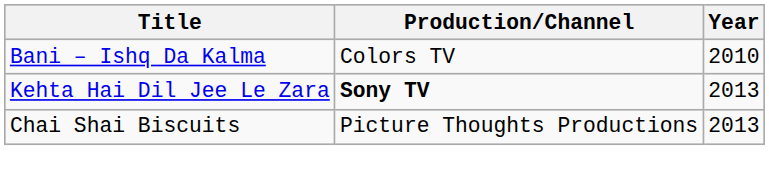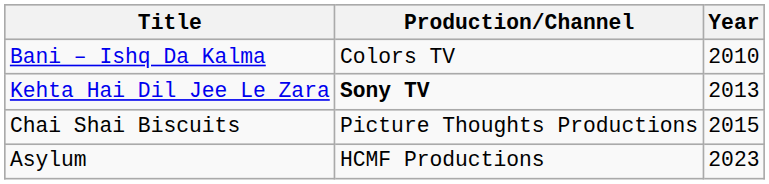(734, 126) 2013 -> (734, 126) 2015
+ row: (48, 161)
